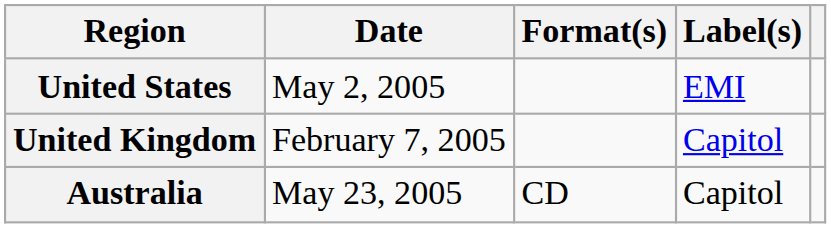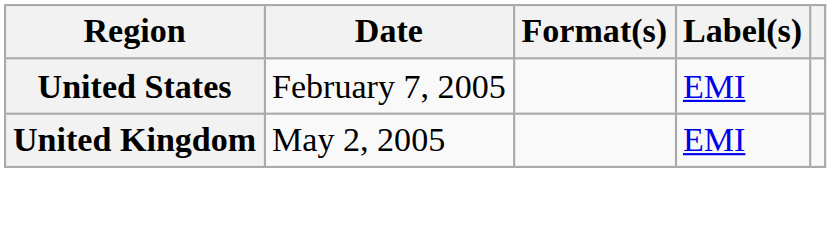(359, 85) May 2, 2005 -> (389, 85) February 7, 2005
(389, 139) February 7, 2005 -> (359, 139) May 2, 2005
(733, 139) Capitol -> (714, 139) EMI
- row: (135, 193)
